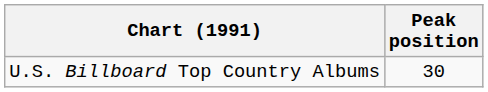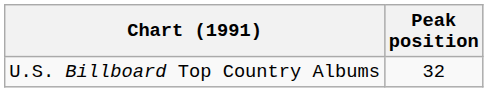(434, 72) 30 -> (434, 72) 32
